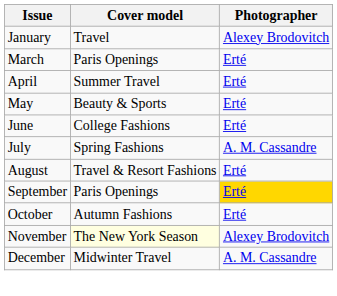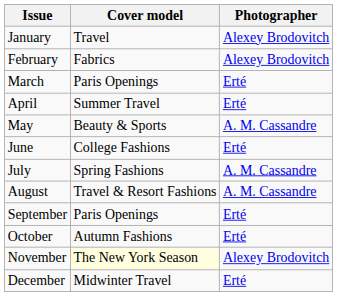+ row: (33, 59)
(235, 103) Erté -> (270, 125) A. M. Cassandre
(235, 170) Erté -> (270, 192) A. M. Cassandre
(235, 192) gold background -> (235, 214) no background
(270, 258) A. M. Cassandre -> (235, 280) Erté
